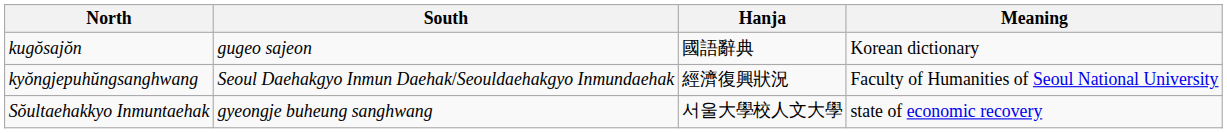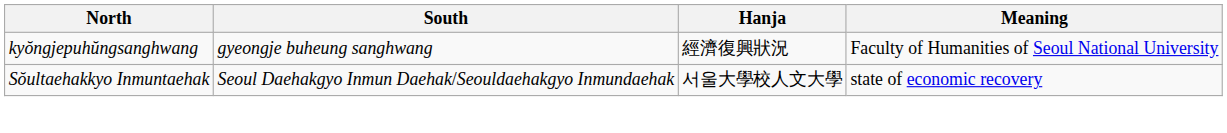- row: (45, 48)
(446, 79) Seoul Daehakgyo Inmun Daehak/Seouldaehakgyo Inmundaehak -> (325, 48) gyeongje buheung sanghwang
(325, 111) gyeongje buheung sanghwang -> (446, 79) Seoul Daehakgyo Inmun Daehak/Seouldaehakgyo Inmundaehak
